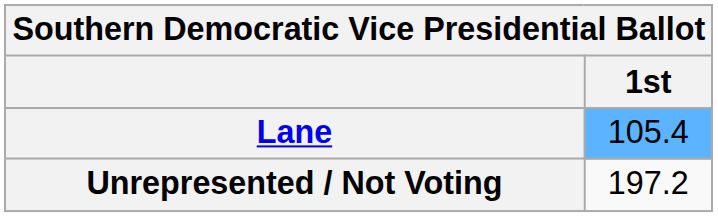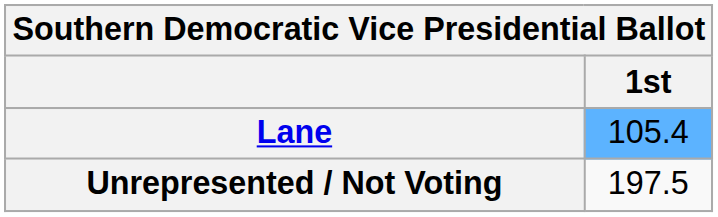(648, 183) 197.2 -> (648, 183) 197.5
